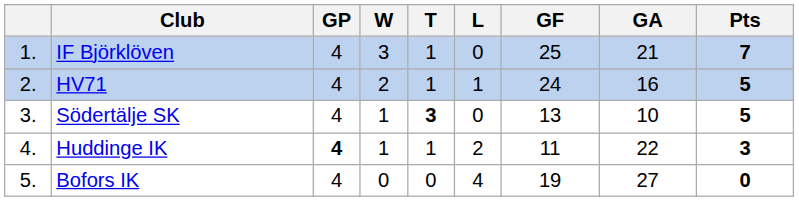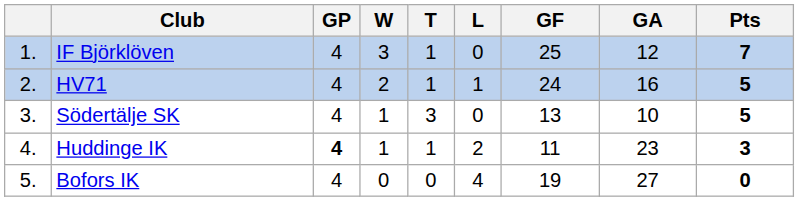(648, 52) 21 -> (648, 52) 12
(431, 116) bold -> (431, 116) normal
(648, 148) 22 -> (648, 148) 23
